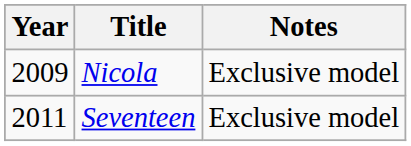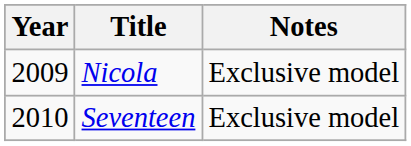(39, 117) 2011 -> (40, 117) 2010
